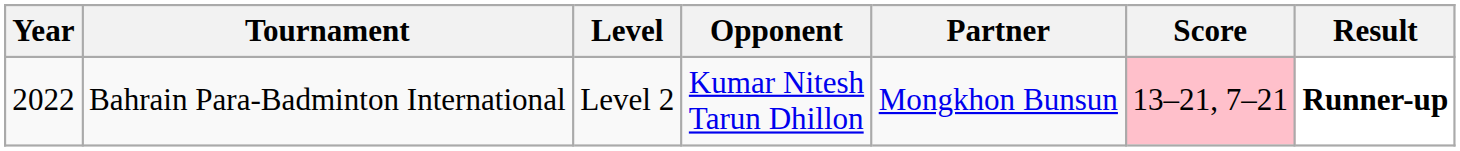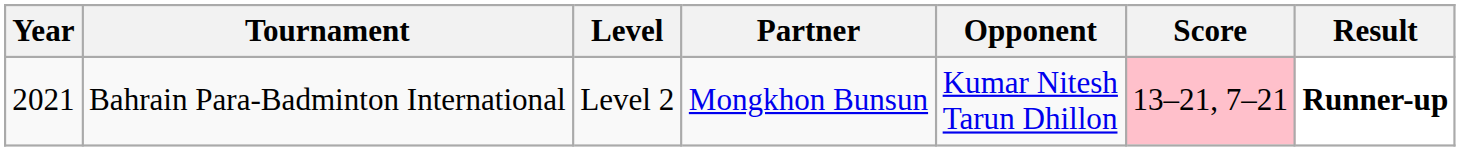columns swapped: (998, 30) <-> (776, 30)
(43, 100) 2022 -> (43, 100) 2021
